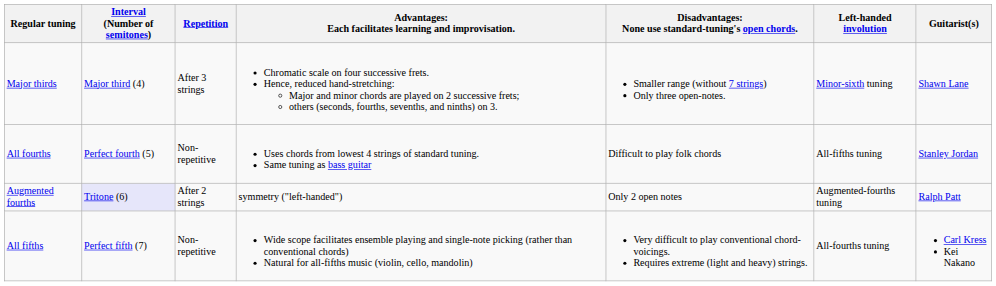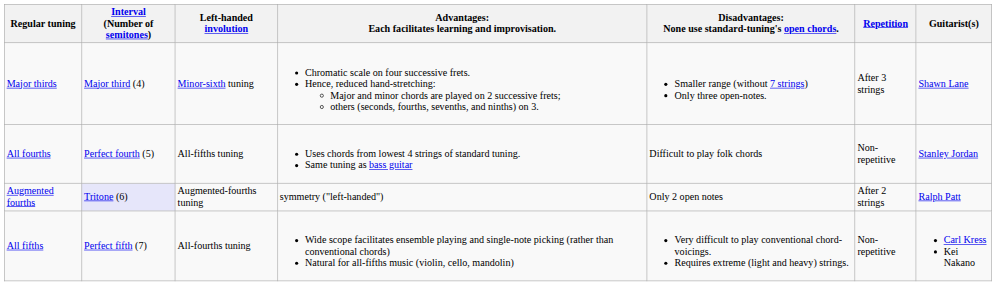columns swapped: (206, 23) <-> (865, 23)
